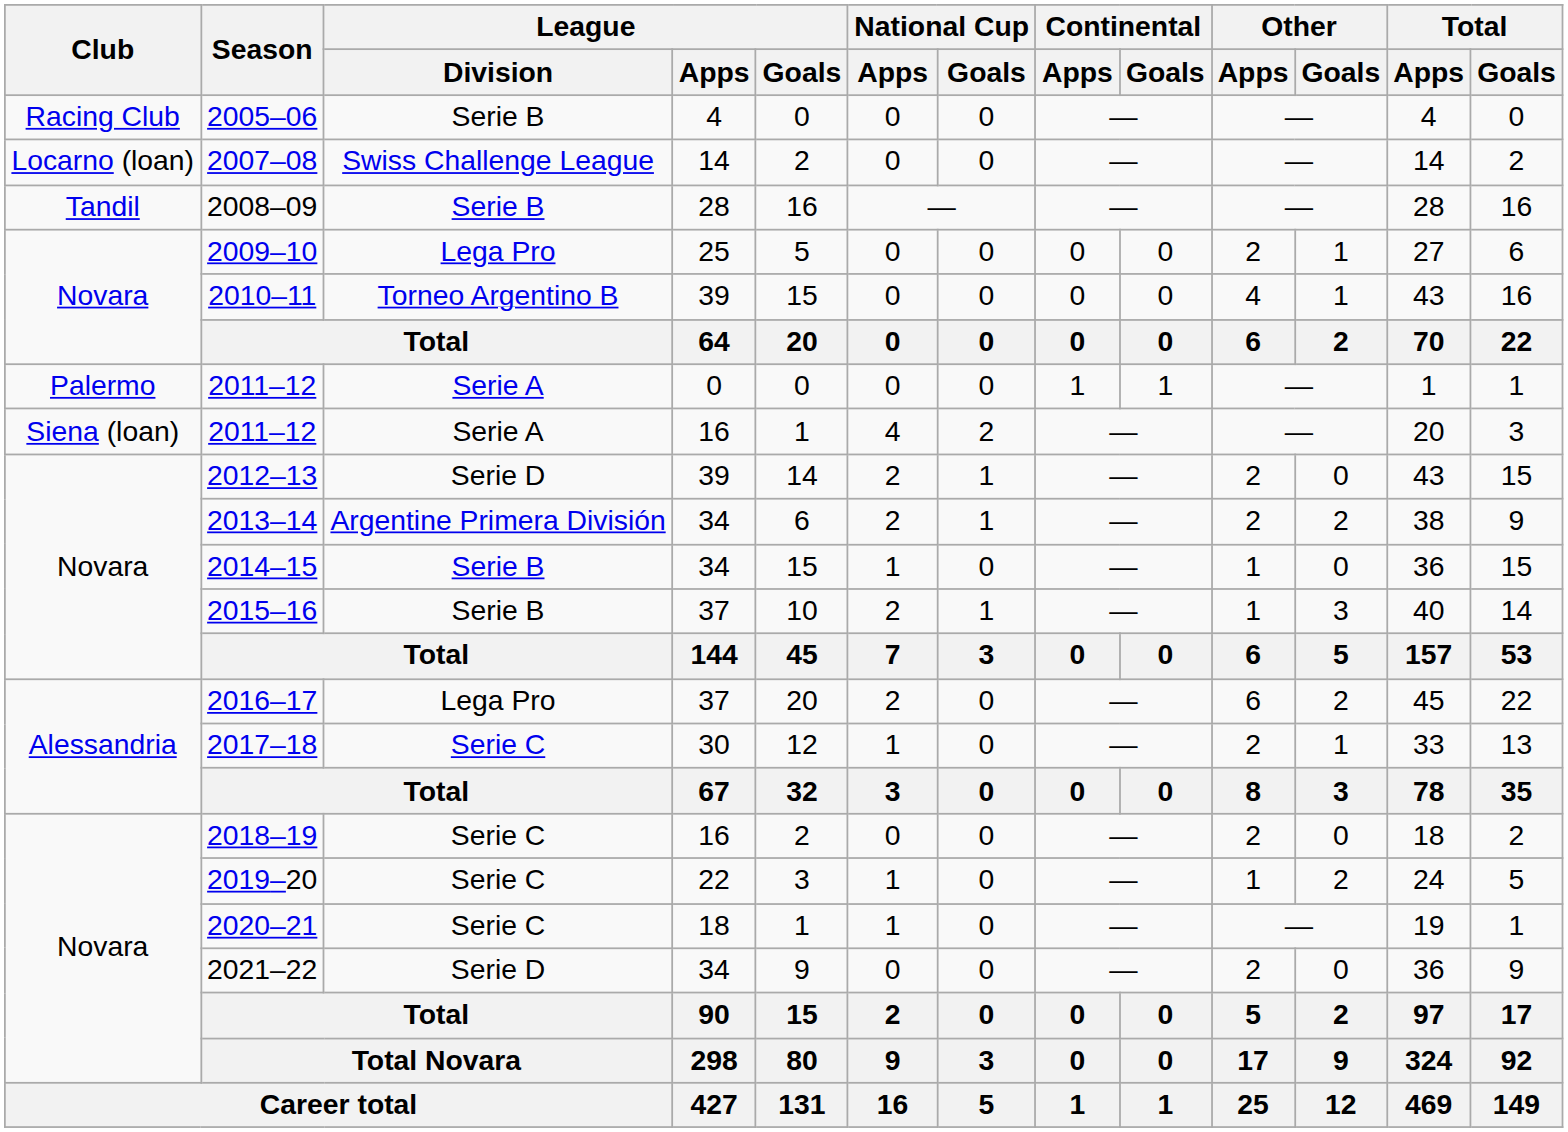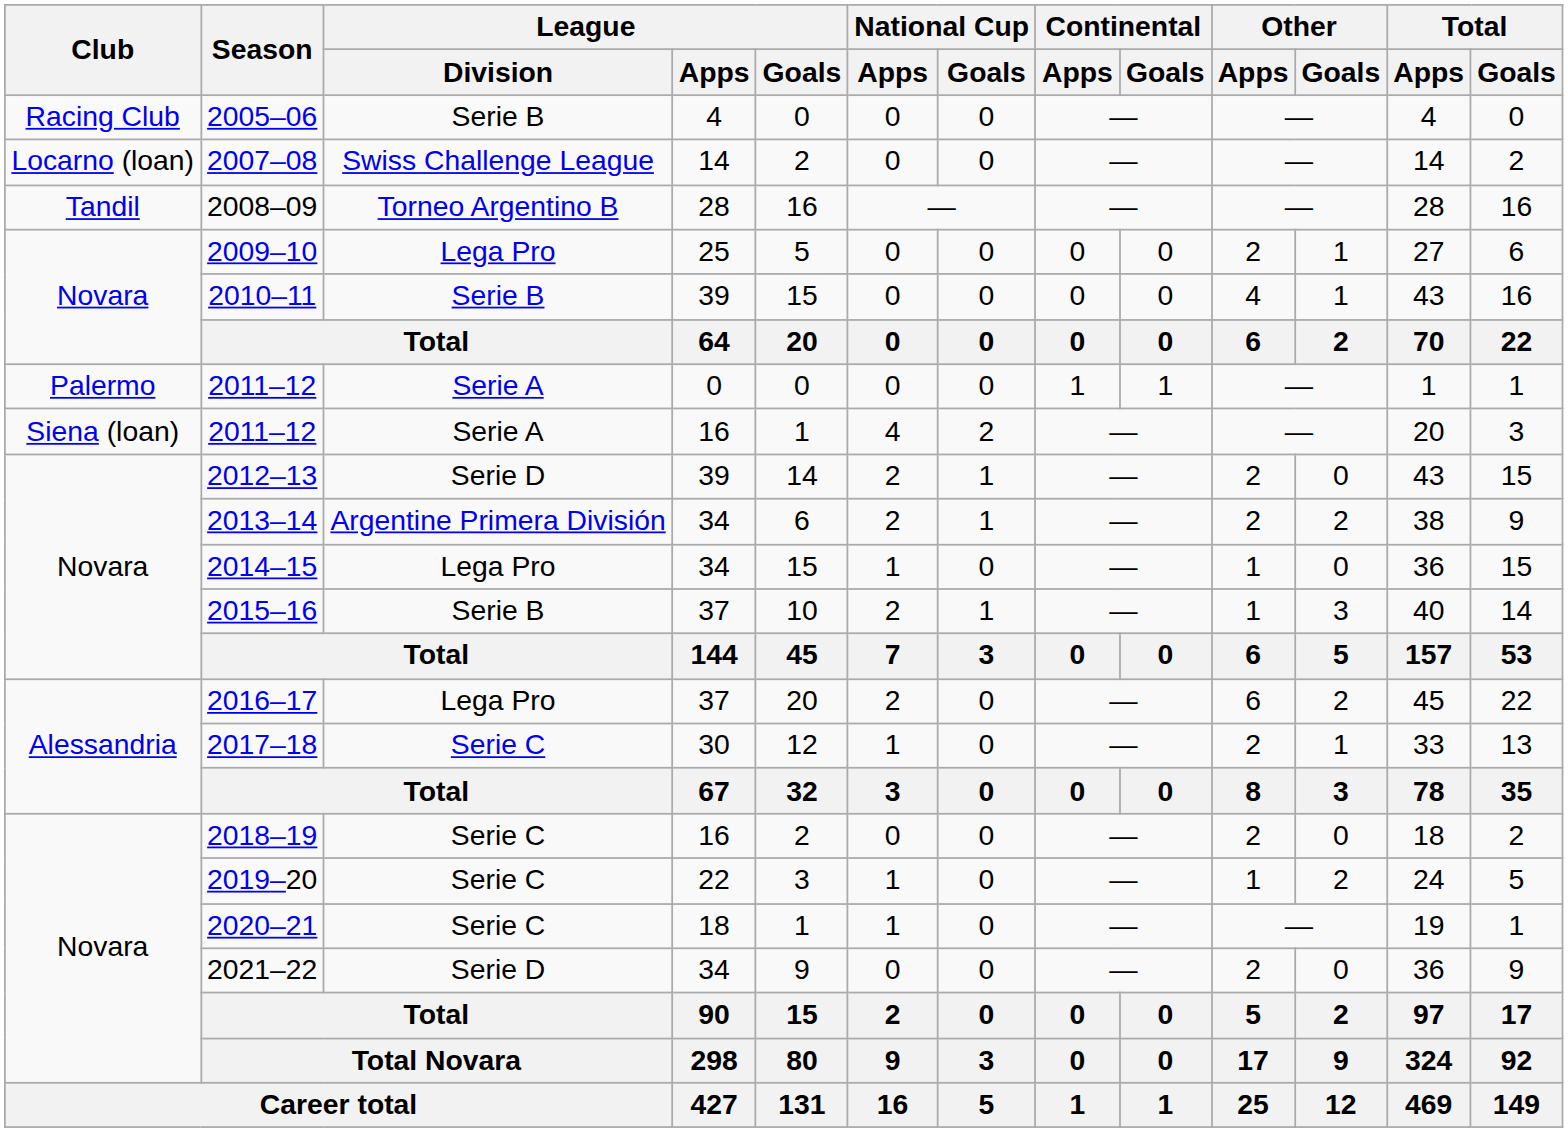(498, 206) Serie B -> (498, 206) Torneo Argentino B
(498, 296) Torneo Argentino B -> (498, 296) Serie B
(498, 565) Serie B -> (498, 565) Lega Pro
